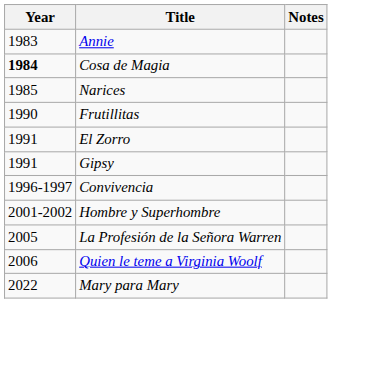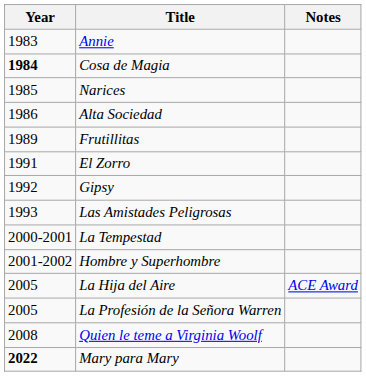+ row: (121, 114)
(23, 114) 1990 -> (23, 139) 1989
(23, 163) 1991 -> (23, 188) 1992
+ row: (155, 212)
- row: (116, 188)
+ row: (120, 237)
+ row: (127, 286)
(23, 261) 2006 -> (23, 335) 2008
(23, 286) normal -> (23, 359) bold
